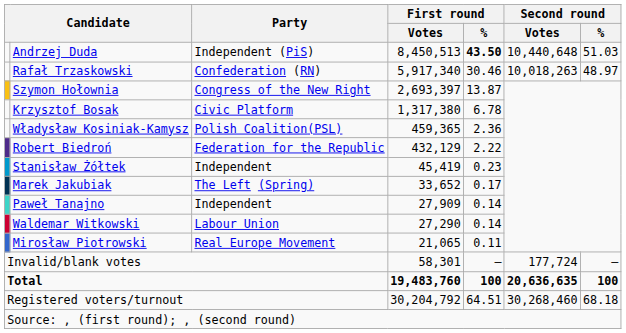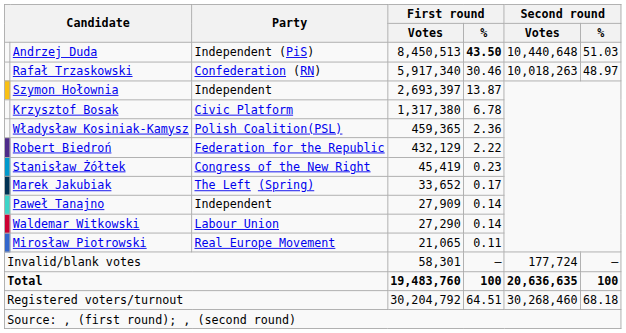(283, 90) Congress of the New Right -> (233, 90) Independent
(233, 167) Independent -> (283, 167) Congress of the New Right
